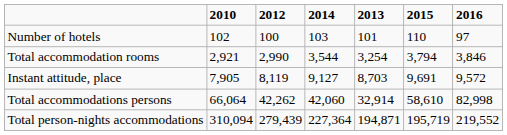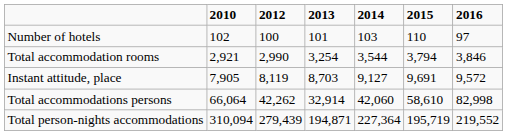columns swapped: (371, 15) <-> (321, 15)
